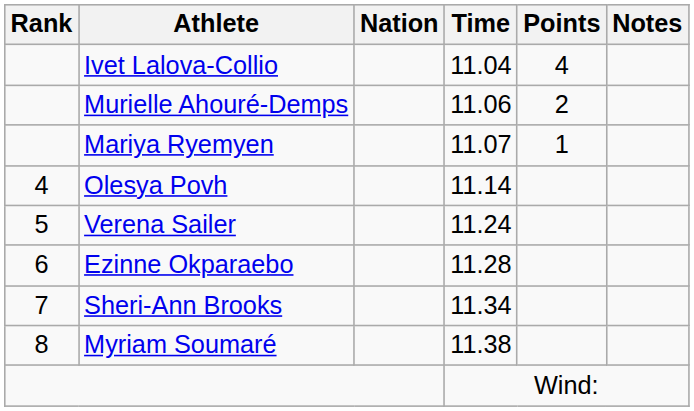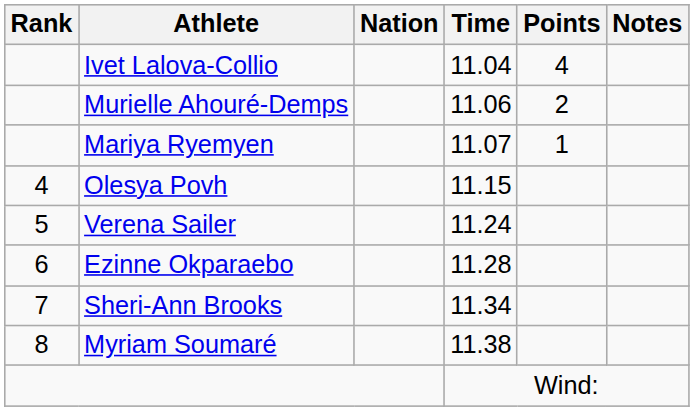(481, 184) 11.14 -> (481, 184) 11.15
